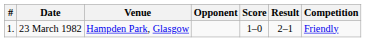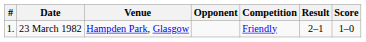columns swapped: (254, 12) <-> (331, 12)
